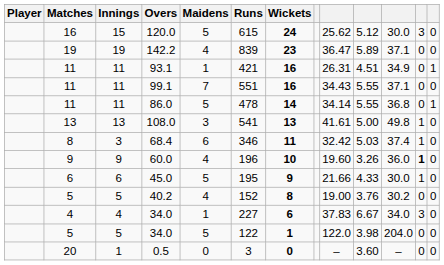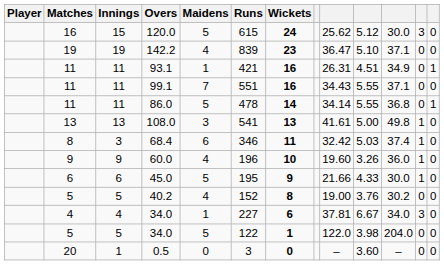(368, 50) 5.89 -> (368, 50) 5.10
(421, 159) bold -> (421, 159) normal
(337, 214) 37.83 -> (337, 214) 37.81
